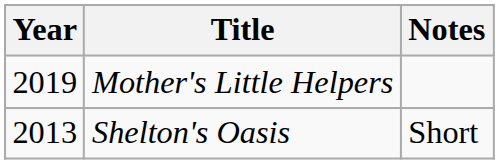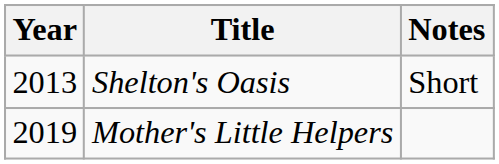rows swapped: (191, 132) <-> (243, 81)
